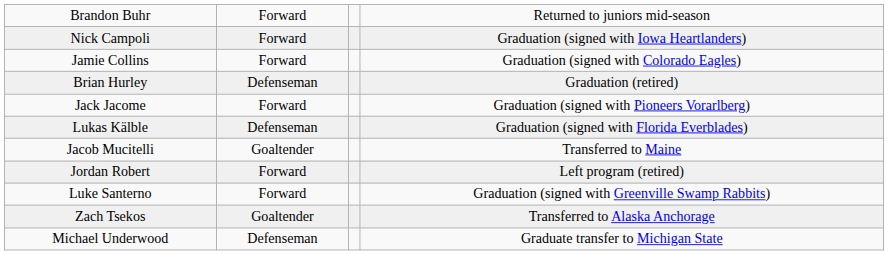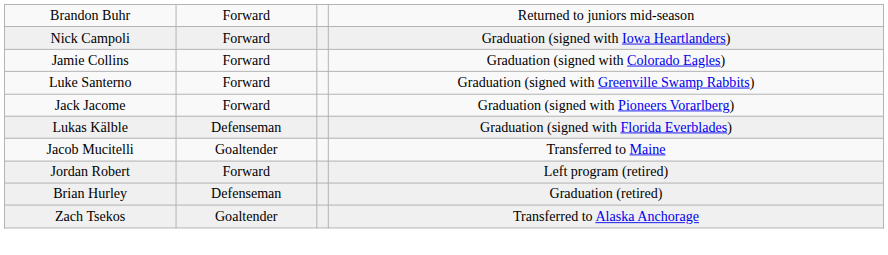rows swapped: (110, 82) <-> (110, 194)
- row: (110, 238)
